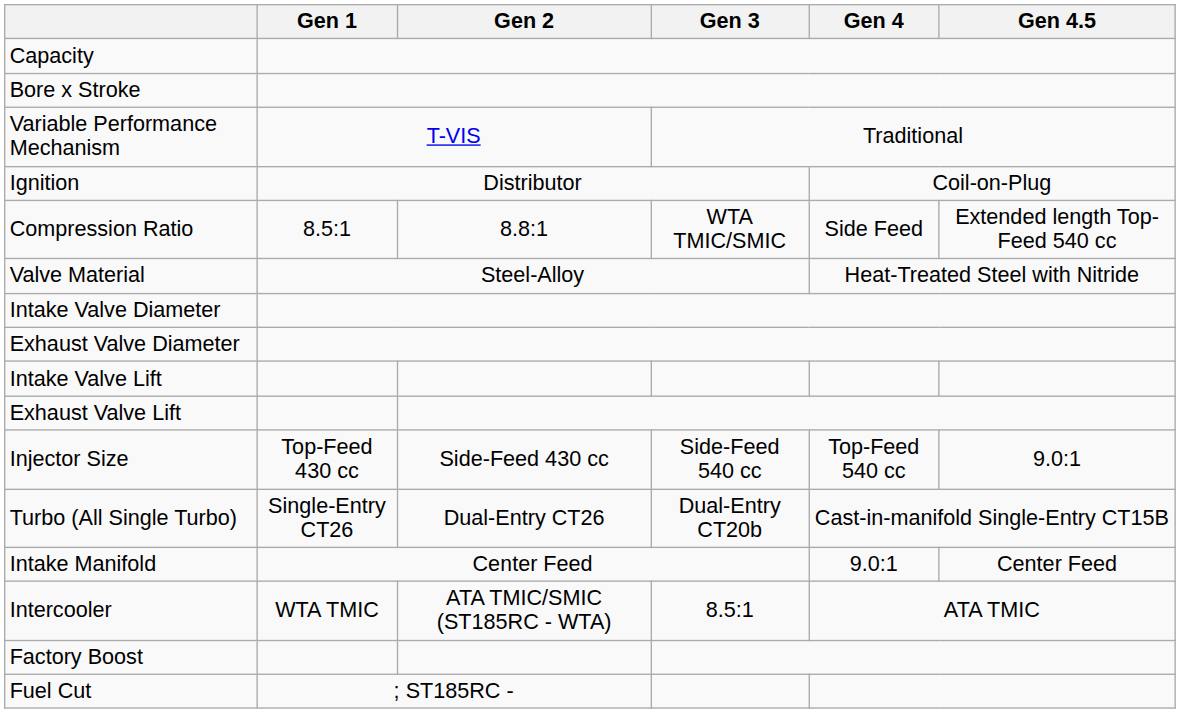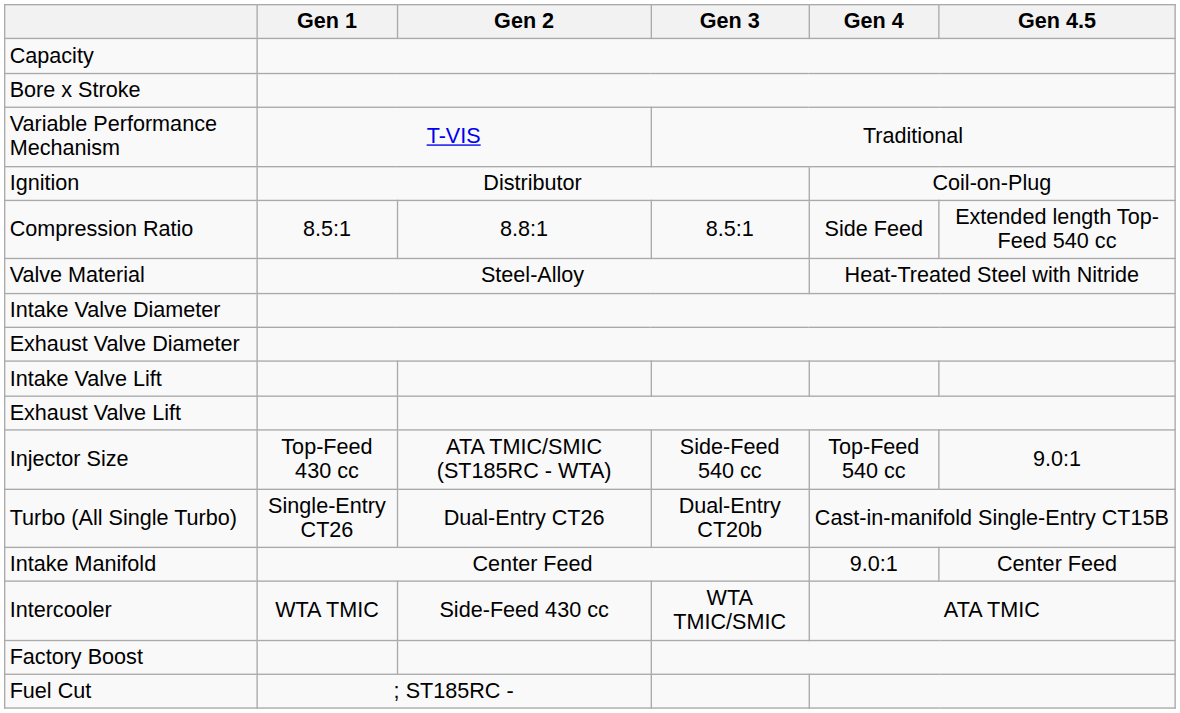(730, 229) WTA TMIC/SMIC -> (730, 229) 8.5:1
(524, 459) Side-Feed 430 cc -> (524, 459) ATA TMIC/SMIC (ST185RC - WTA)
(524, 610) ATA TMIC/SMIC (ST185RC - WTA) -> (524, 610) Side-Feed 430 cc
(730, 610) 8.5:1 -> (730, 610) WTA TMIC/SMIC
